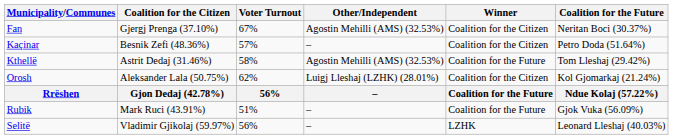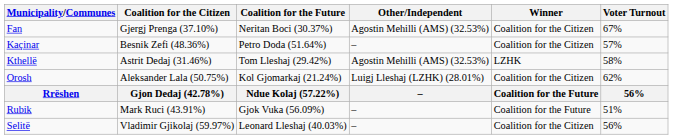columns swapped: (611, 12) <-> (270, 12)
(497, 61) Coalition for the Future -> (507, 61) LZHK
(462, 126) LZHK -> (544, 126) Coalition for the Citizen
